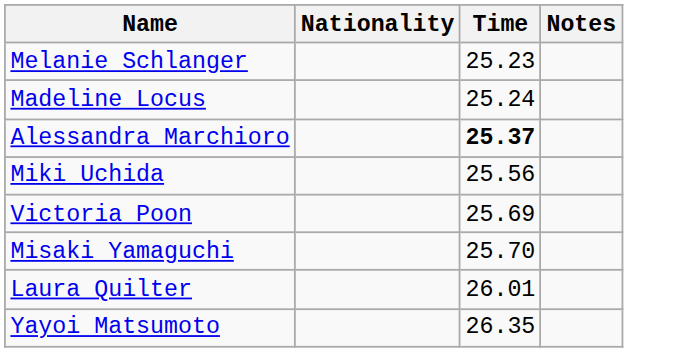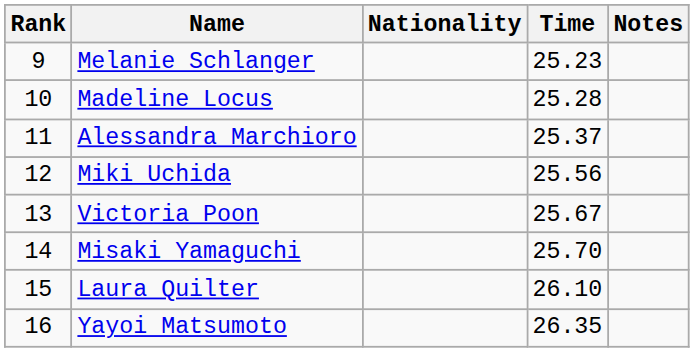+ column: (38, 24)
(500, 100) 25.24 -> (567, 100) 25.28
(500, 138) bold -> (567, 138) normal
(500, 213) 25.69 -> (567, 213) 25.67
(500, 289) 26.01 -> (567, 289) 26.10
